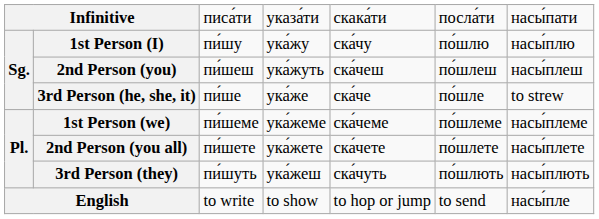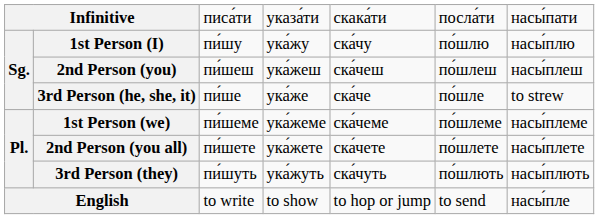(295, 69) ука́жуть -> (294, 69) ука́жеш
(294, 174) ука́жеш -> (295, 174) ука́жуть
